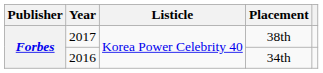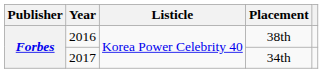(82, 36) 2017 -> (82, 36) 2016
(82, 57) 2016 -> (82, 57) 2017
